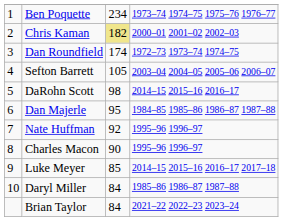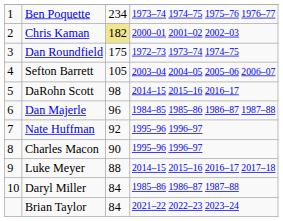(118, 52) 174 -> (118, 52) 175
(115, 110) 95 -> (115, 110) 96
(115, 168) 85 -> (115, 168) 88
